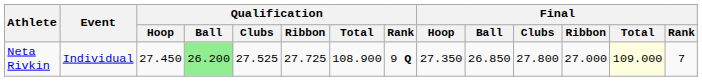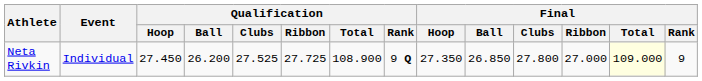(209, 59) lightgreen background -> (209, 59) no background
(681, 59) 7 -> (681, 59) 9
